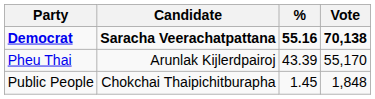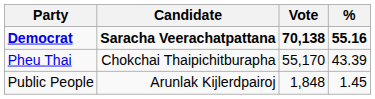columns swapped: (345, 15) <-> (300, 15)
(213, 60) Arunlak Kijlerdpairoj -> (188, 60) Chokchai Thaipichitburapha
(188, 82) Chokchai Thaipichitburapha -> (213, 82) Arunlak Kijlerdpairoj
